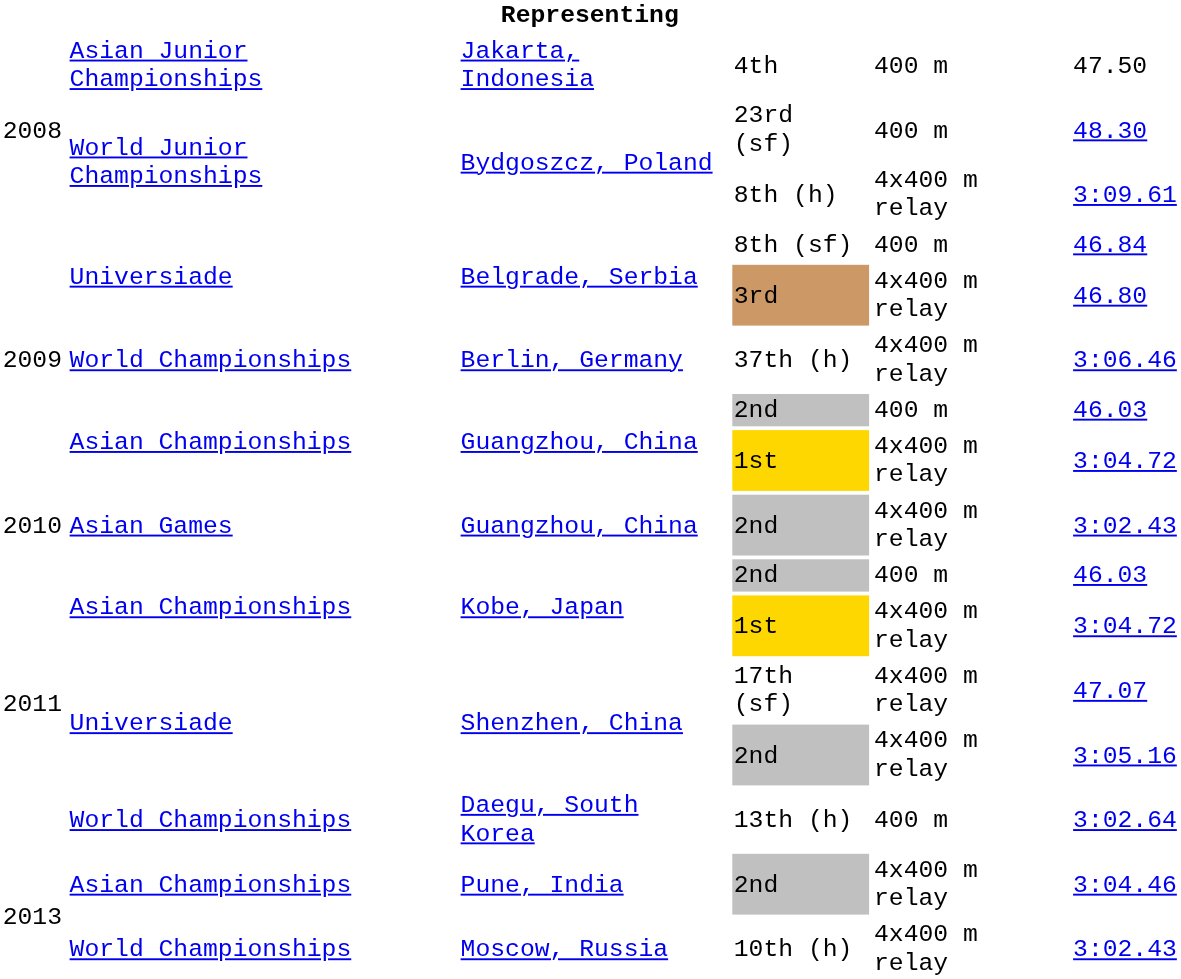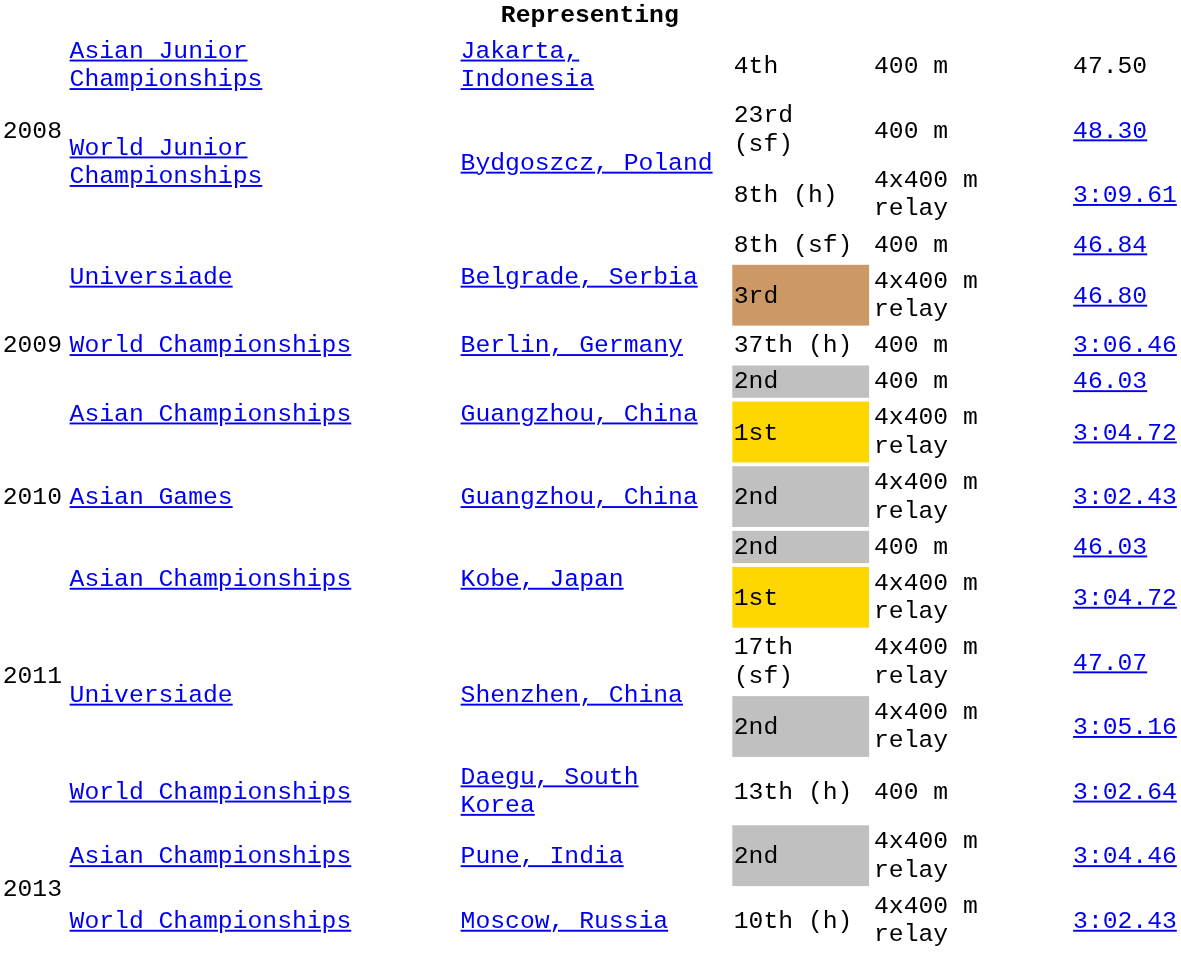(926, 360) 4x400 m relay -> (911, 346) 400 m
